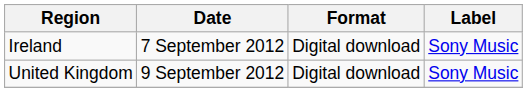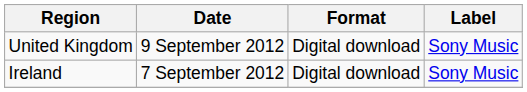rows swapped: (35, 45) <-> (71, 73)
